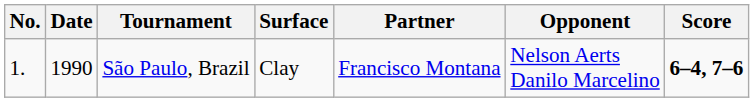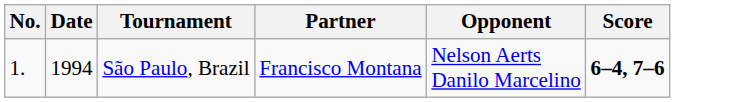- column: (294, 21)
(72, 67) 1990 -> (72, 67) 1994
